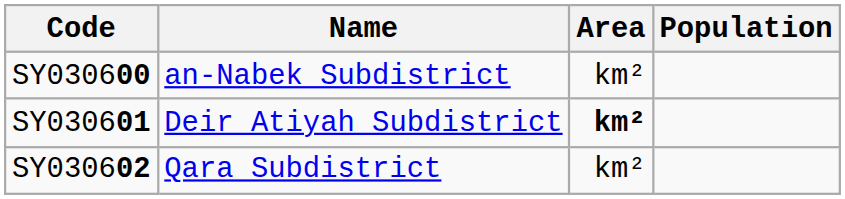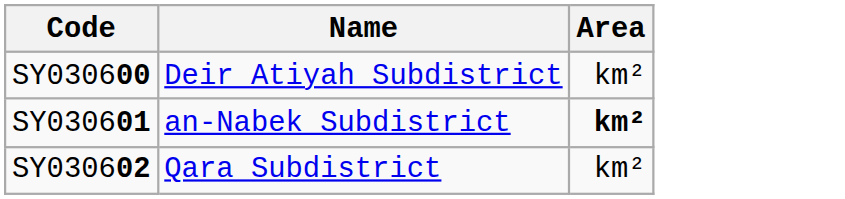- column: (746, 29)
(337, 76) an-Nabek Subdistrict -> (363, 76) Deir Atiyah Subdistrict
(363, 123) Deir Atiyah Subdistrict -> (337, 123) an-Nabek Subdistrict
